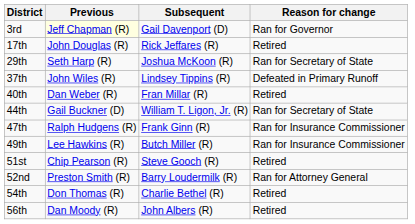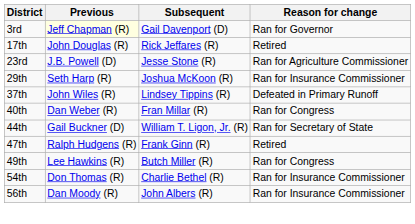+ row: (17, 62)
(313, 62) Ran for Secretary of State -> (329, 78) Ran for Insurance Commissioner
(269, 95) Retired -> (293, 111) Ran for Congress
(329, 128) Ran for Insurance Commissioner -> (269, 144) Retired
(329, 144) Ran for Insurance Commissioner -> (293, 161) Ran for Congress
- row: (17, 161)
- row: (18, 177)
(269, 194) Retired -> (329, 177) Ran for Insurance Commissioner
(269, 210) Retired -> (329, 194) Ran for Insurance Commissioner
